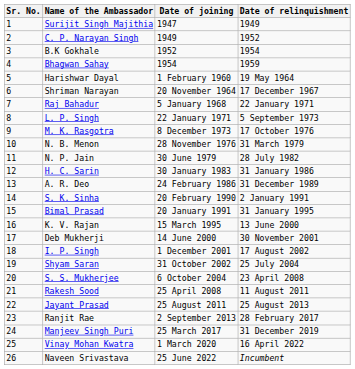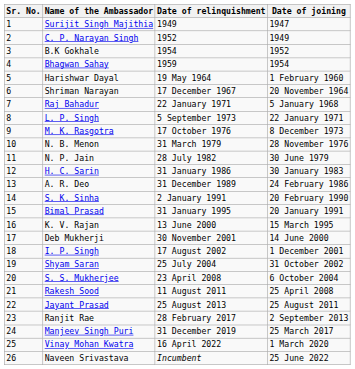columns swapped: (197, 11) <-> (294, 11)
